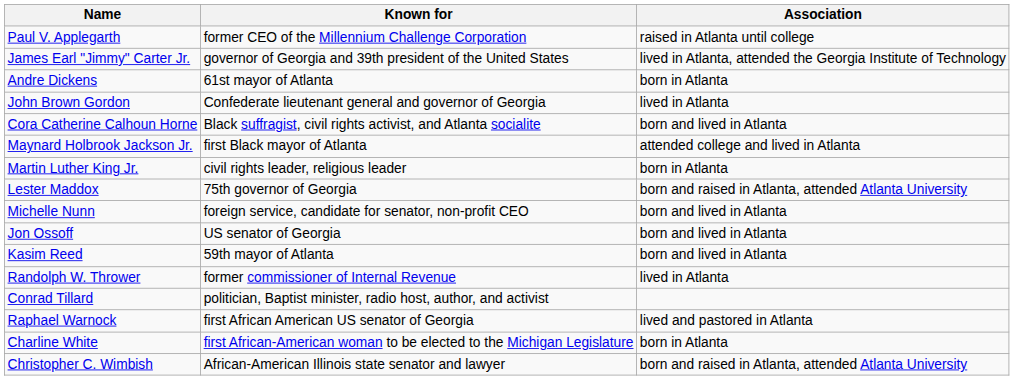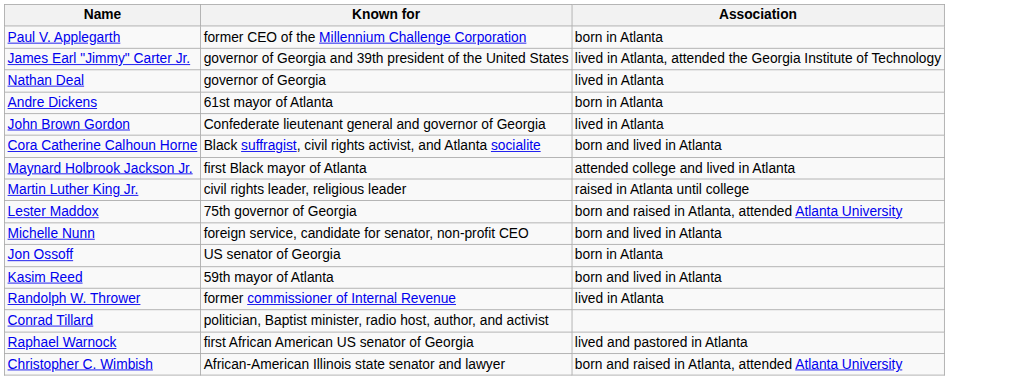(727, 37) raised in Atlanta until college -> (619, 37) born in Atlanta
+ row: (46, 80)
(684, 168) born in Atlanta -> (662, 189) raised in Atlanta until college
(713, 233) born and lived in Atlanta -> (619, 255) born in Atlanta
- row: (53, 342)
